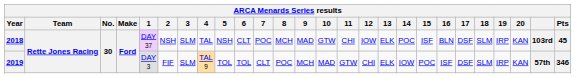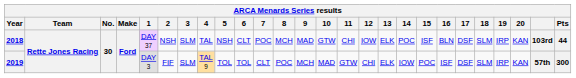(563, 40) 45 -> (563, 40) 44
(563, 62) 346 -> (563, 62) 300
